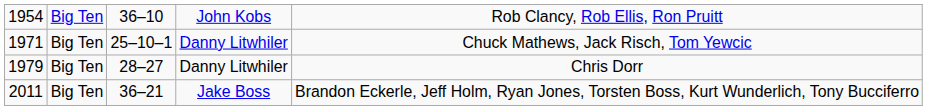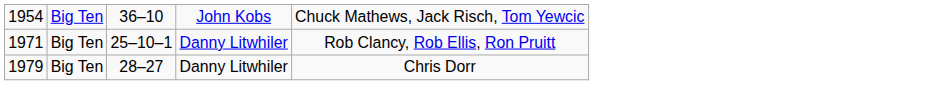(607, 17) Rob Clancy, Rob Ellis, Ron Pruitt -> (440, 17) Chuck Mathews, Jack Risch, Tom Yewcic
(607, 42) Chuck Mathews, Jack Risch, Tom Yewcic -> (440, 42) Rob Clancy, Rob Ellis, Ron Pruitt
- row: (26, 92)
